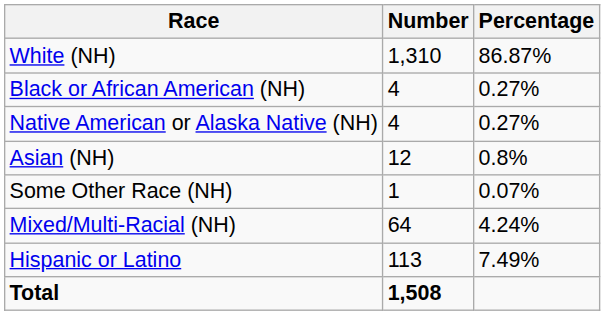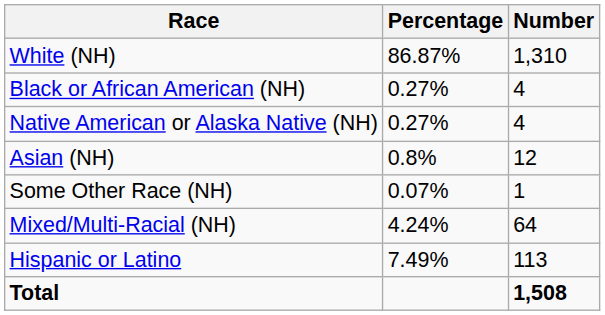columns swapped: (428, 21) <-> (536, 21)
